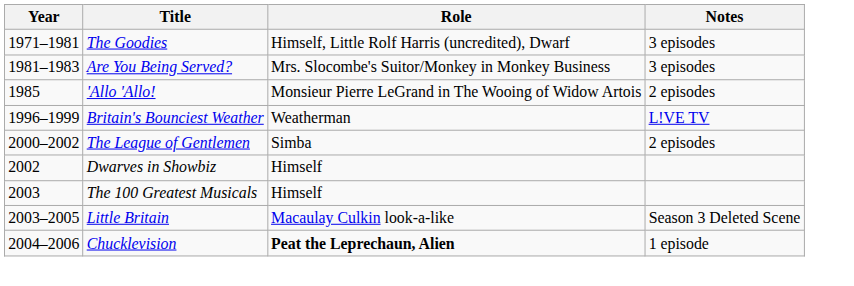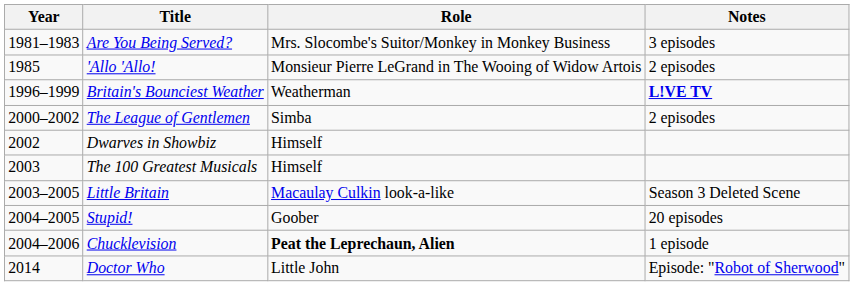- row: (127, 42)
(679, 117) normal -> (680, 92) bold
+ row: (110, 218)
+ row: (126, 268)
